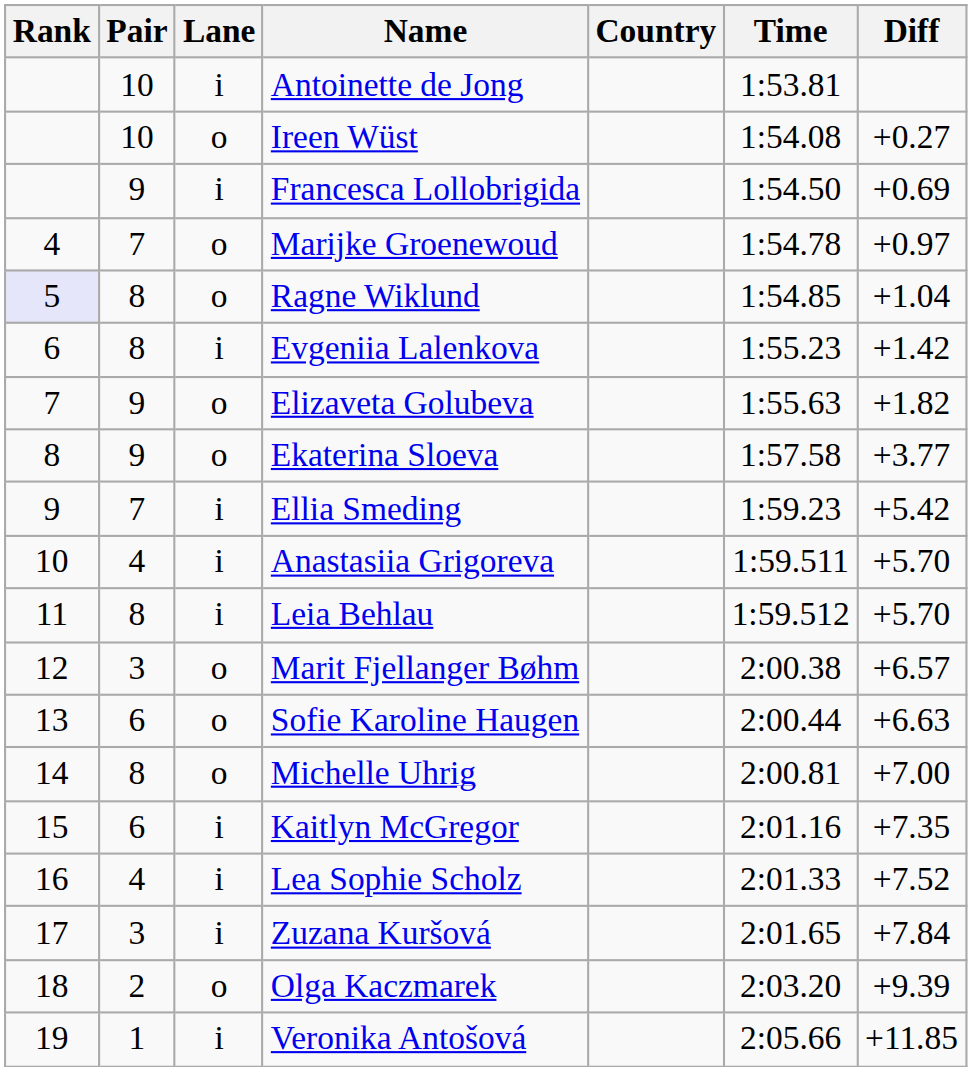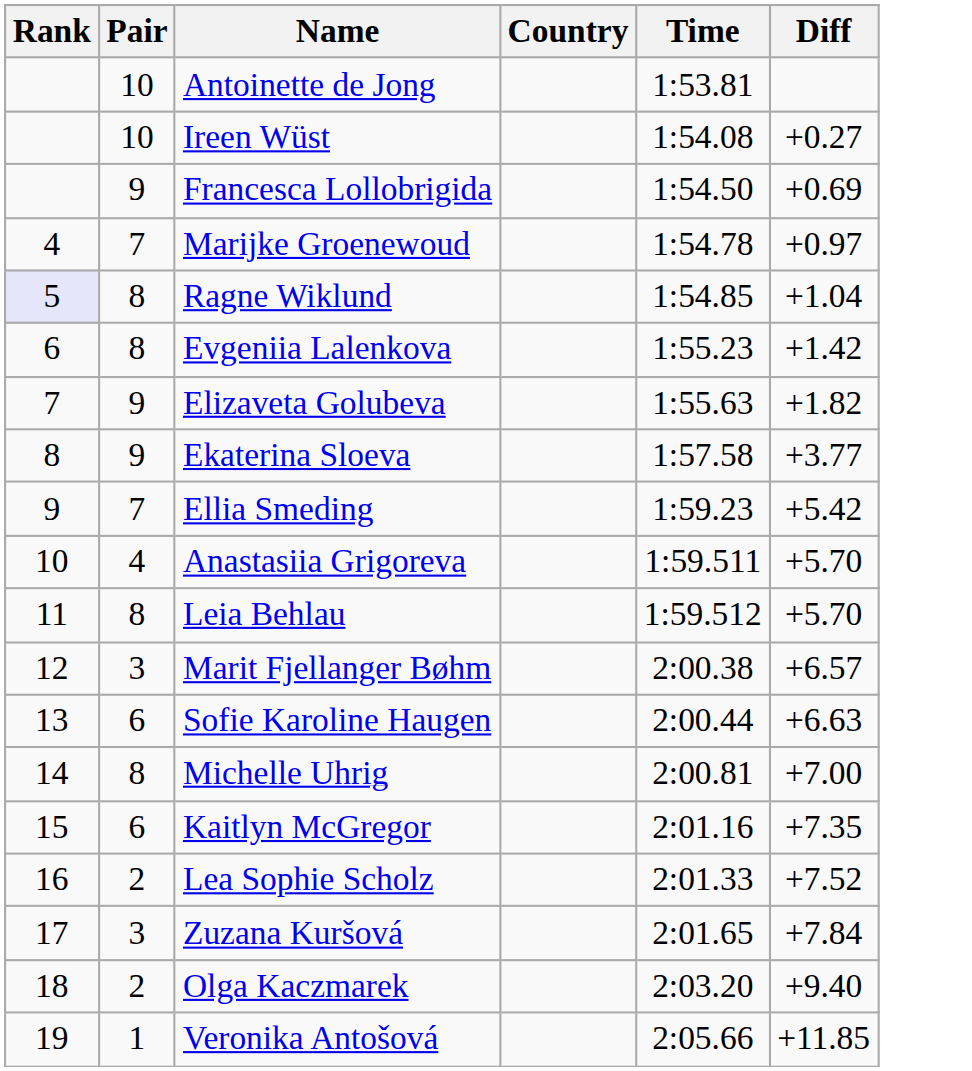- column: (219, 31)
(137, 879) 4 -> (137, 879) 2
(911, 985) +9.39 -> (824, 985) +9.40
